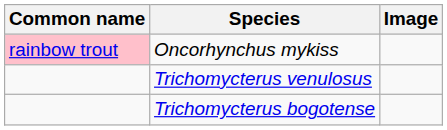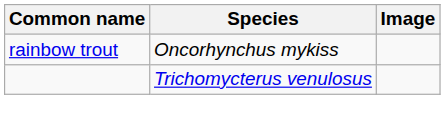(64, 49) pink background -> (64, 49) no background
- row: (265, 109)
